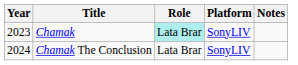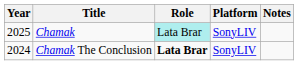(19, 32) 2023 -> (19, 32) 2025
(179, 50) normal -> (182, 50) bold
